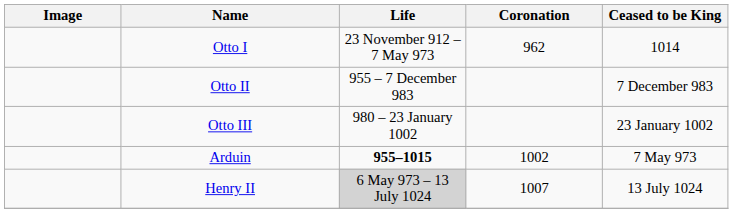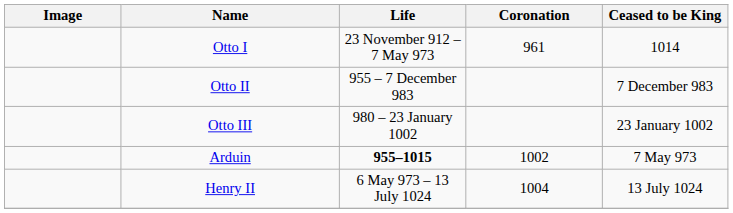(534, 47) 962 -> (534, 47) 961
(403, 188) lightgrey background -> (403, 188) no background
(534, 188) 1007 -> (534, 188) 1004
